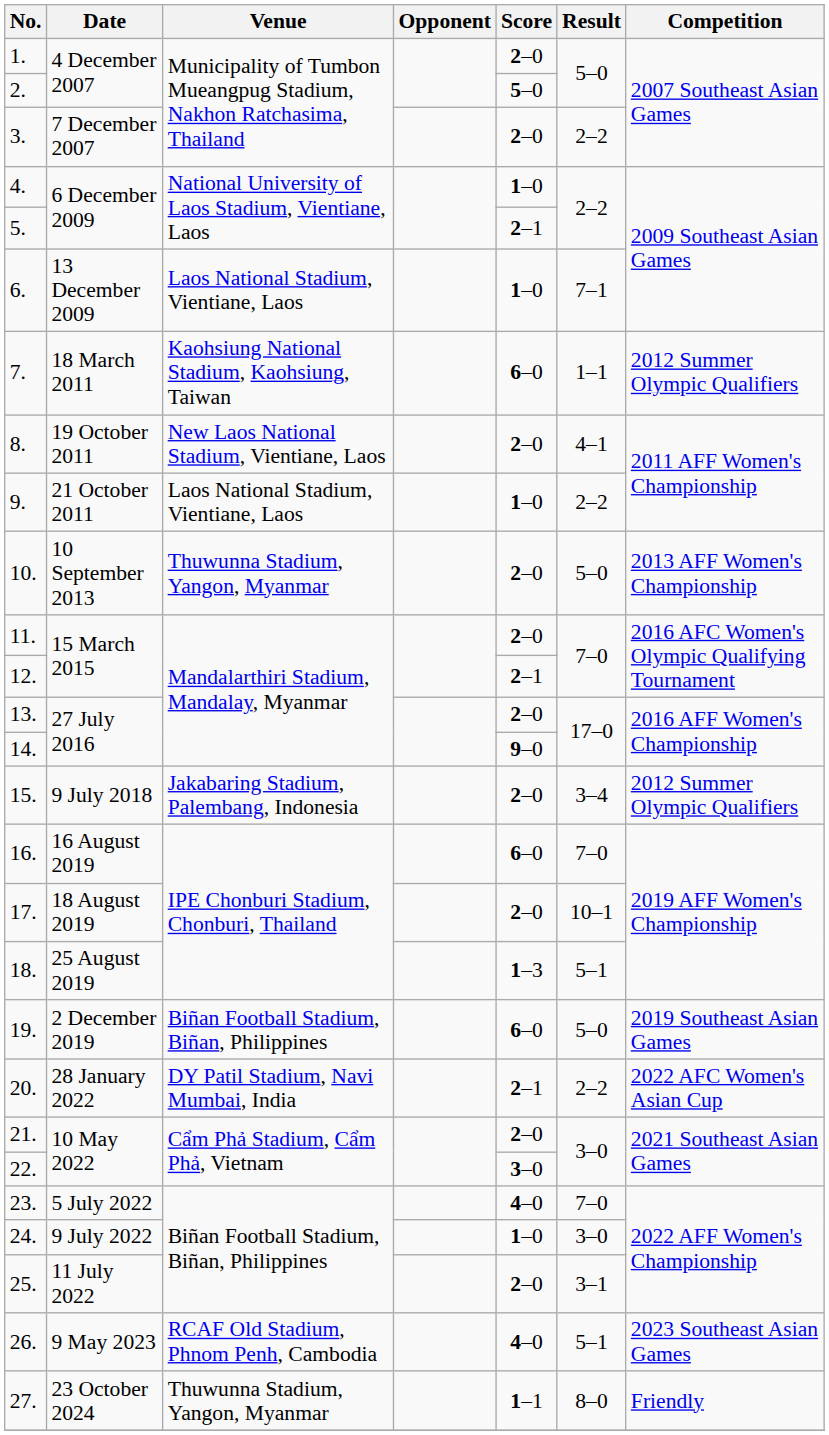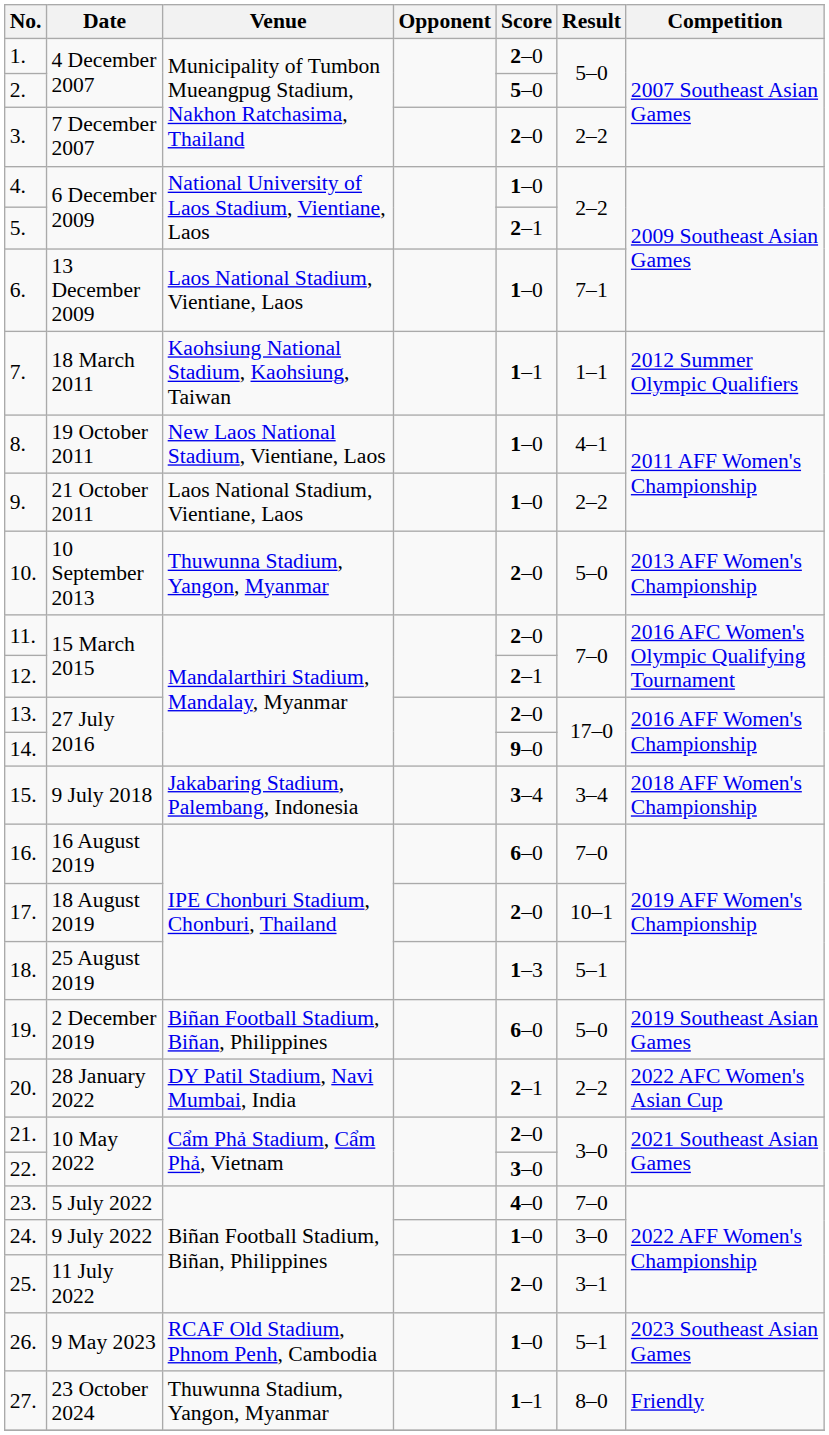(527, 372) 6–0 -> (527, 372) 1–1
(527, 443) 2–0 -> (527, 443) 1–0
(527, 795) 2–0 -> (527, 795) 3–4
(715, 795) 2012 Summer Olympic Qualifiers -> (716, 795) 2018 AFF Women's Championship
(527, 1341) 4–0 -> (527, 1341) 1–0
